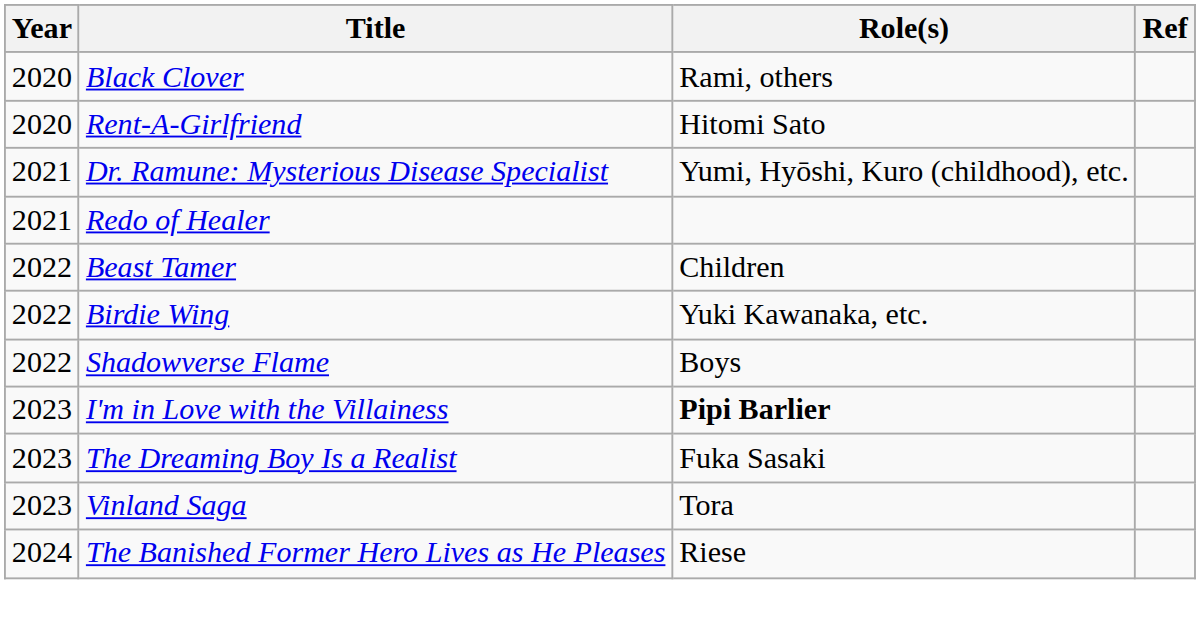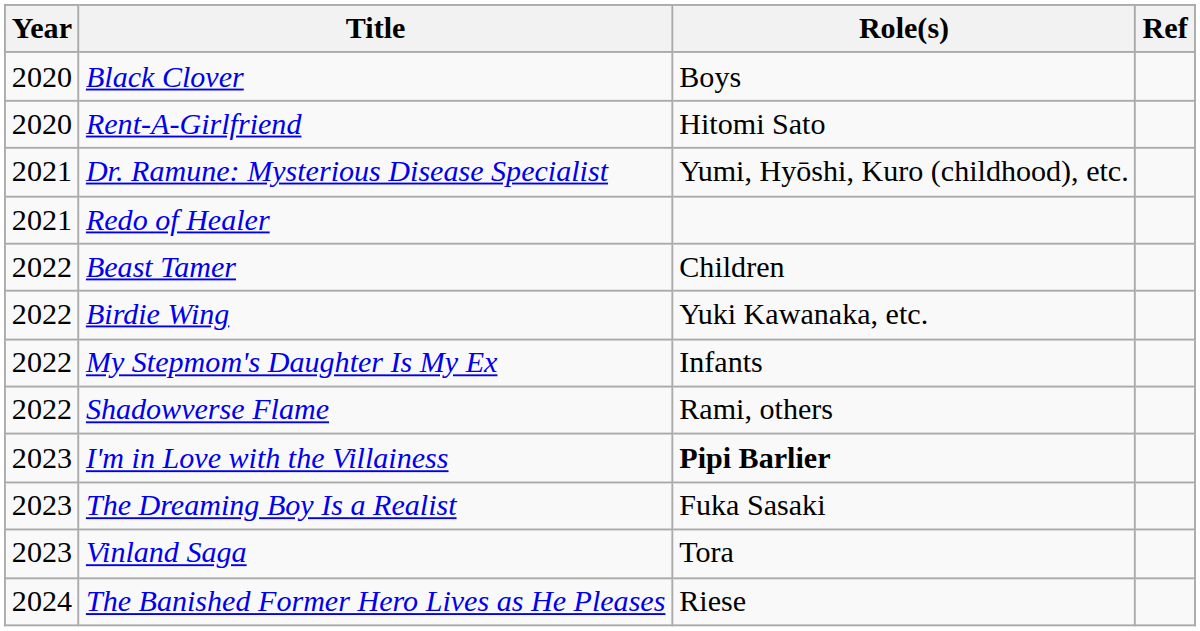(756, 76) Rami, others -> (710, 76) Boys
+ row: (292, 362)
(710, 362) Boys -> (756, 409) Rami, others
